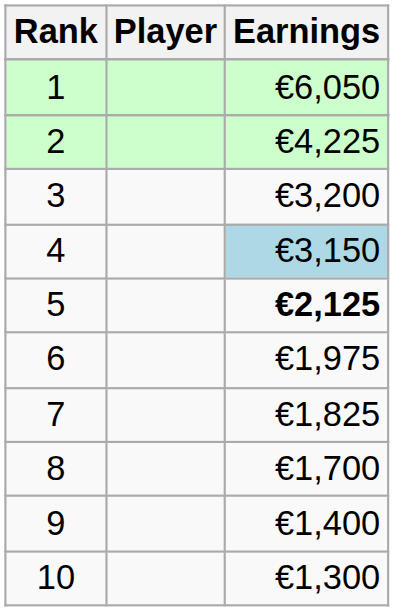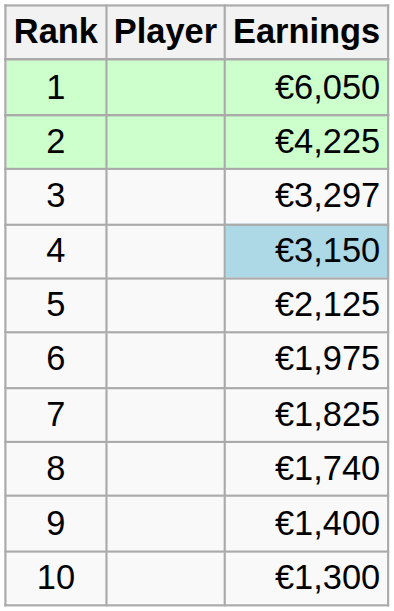(328, 195) €3,200 -> (328, 195) €3,297
(328, 304) bold -> (328, 304) normal
(328, 468) €1,700 -> (328, 468) €1,740
